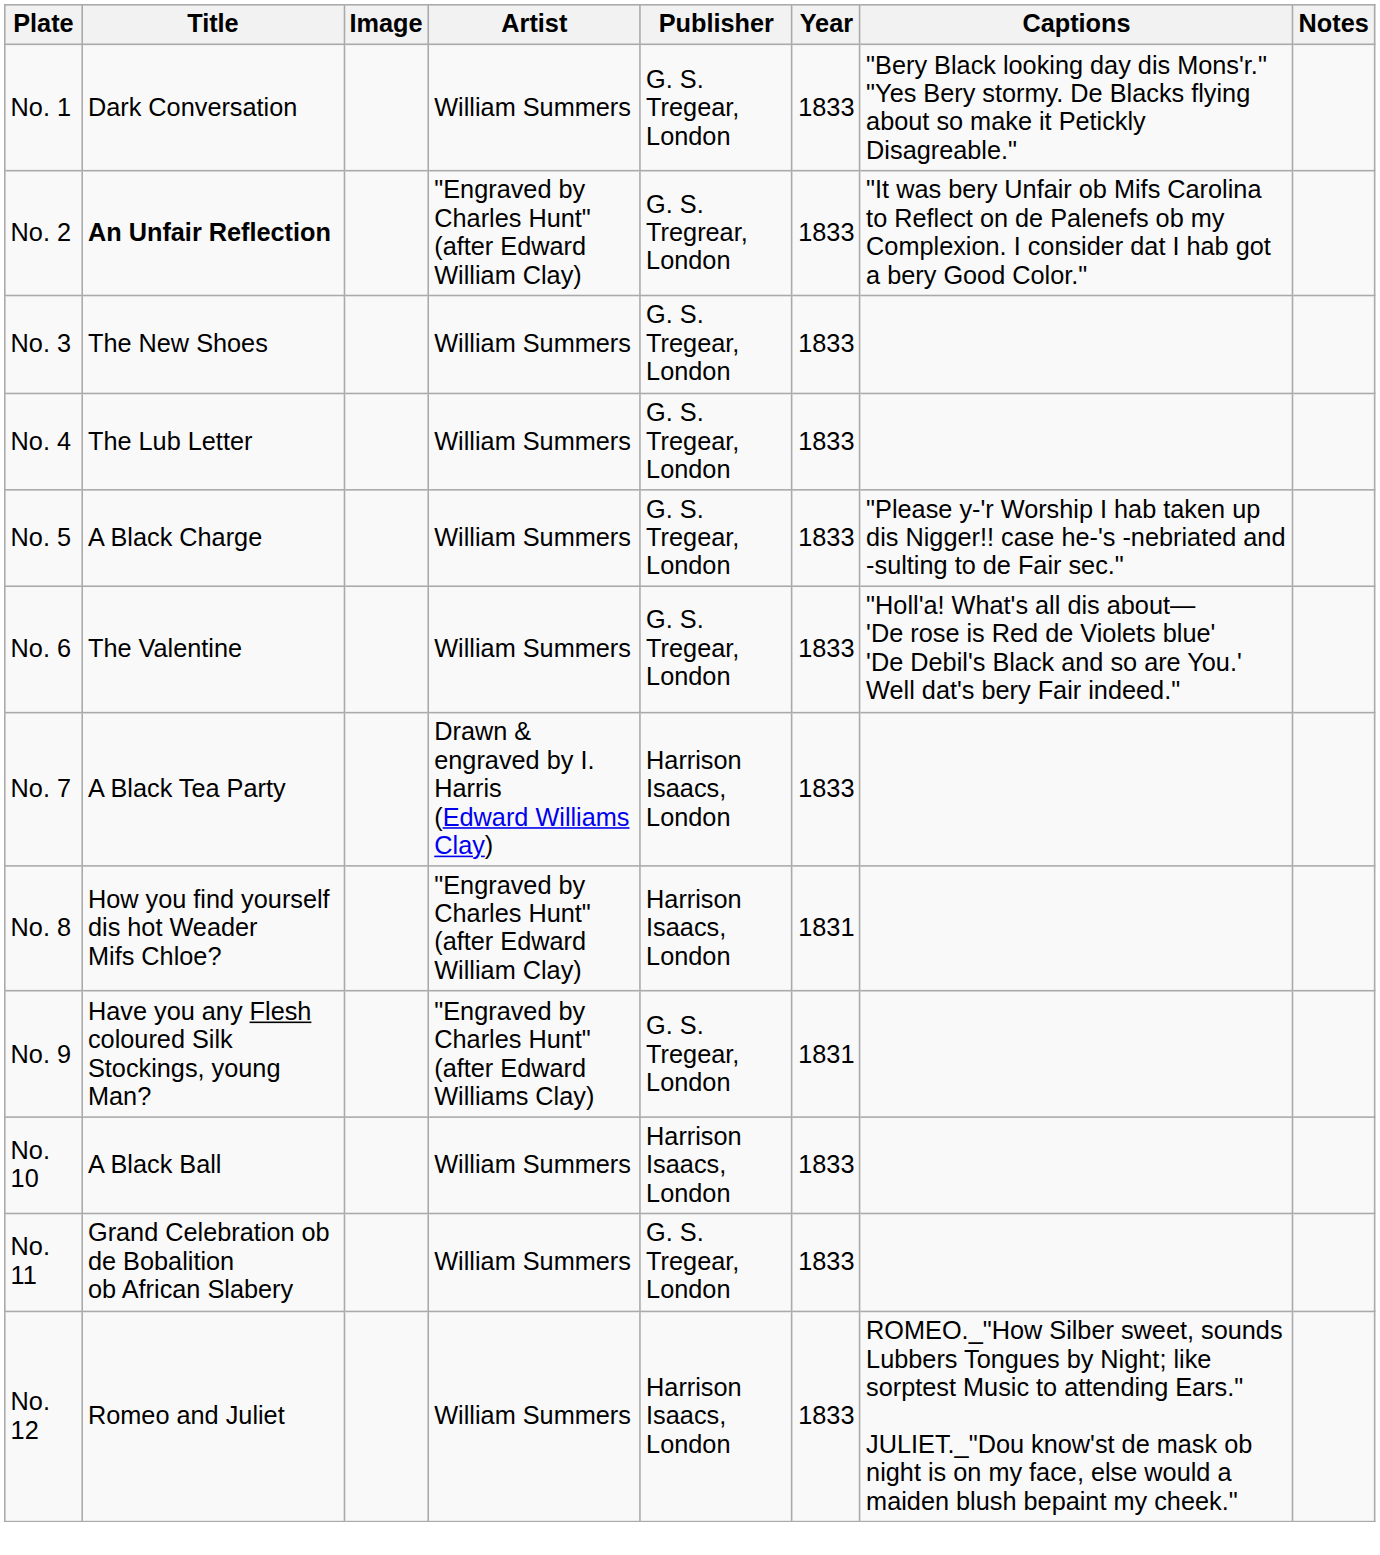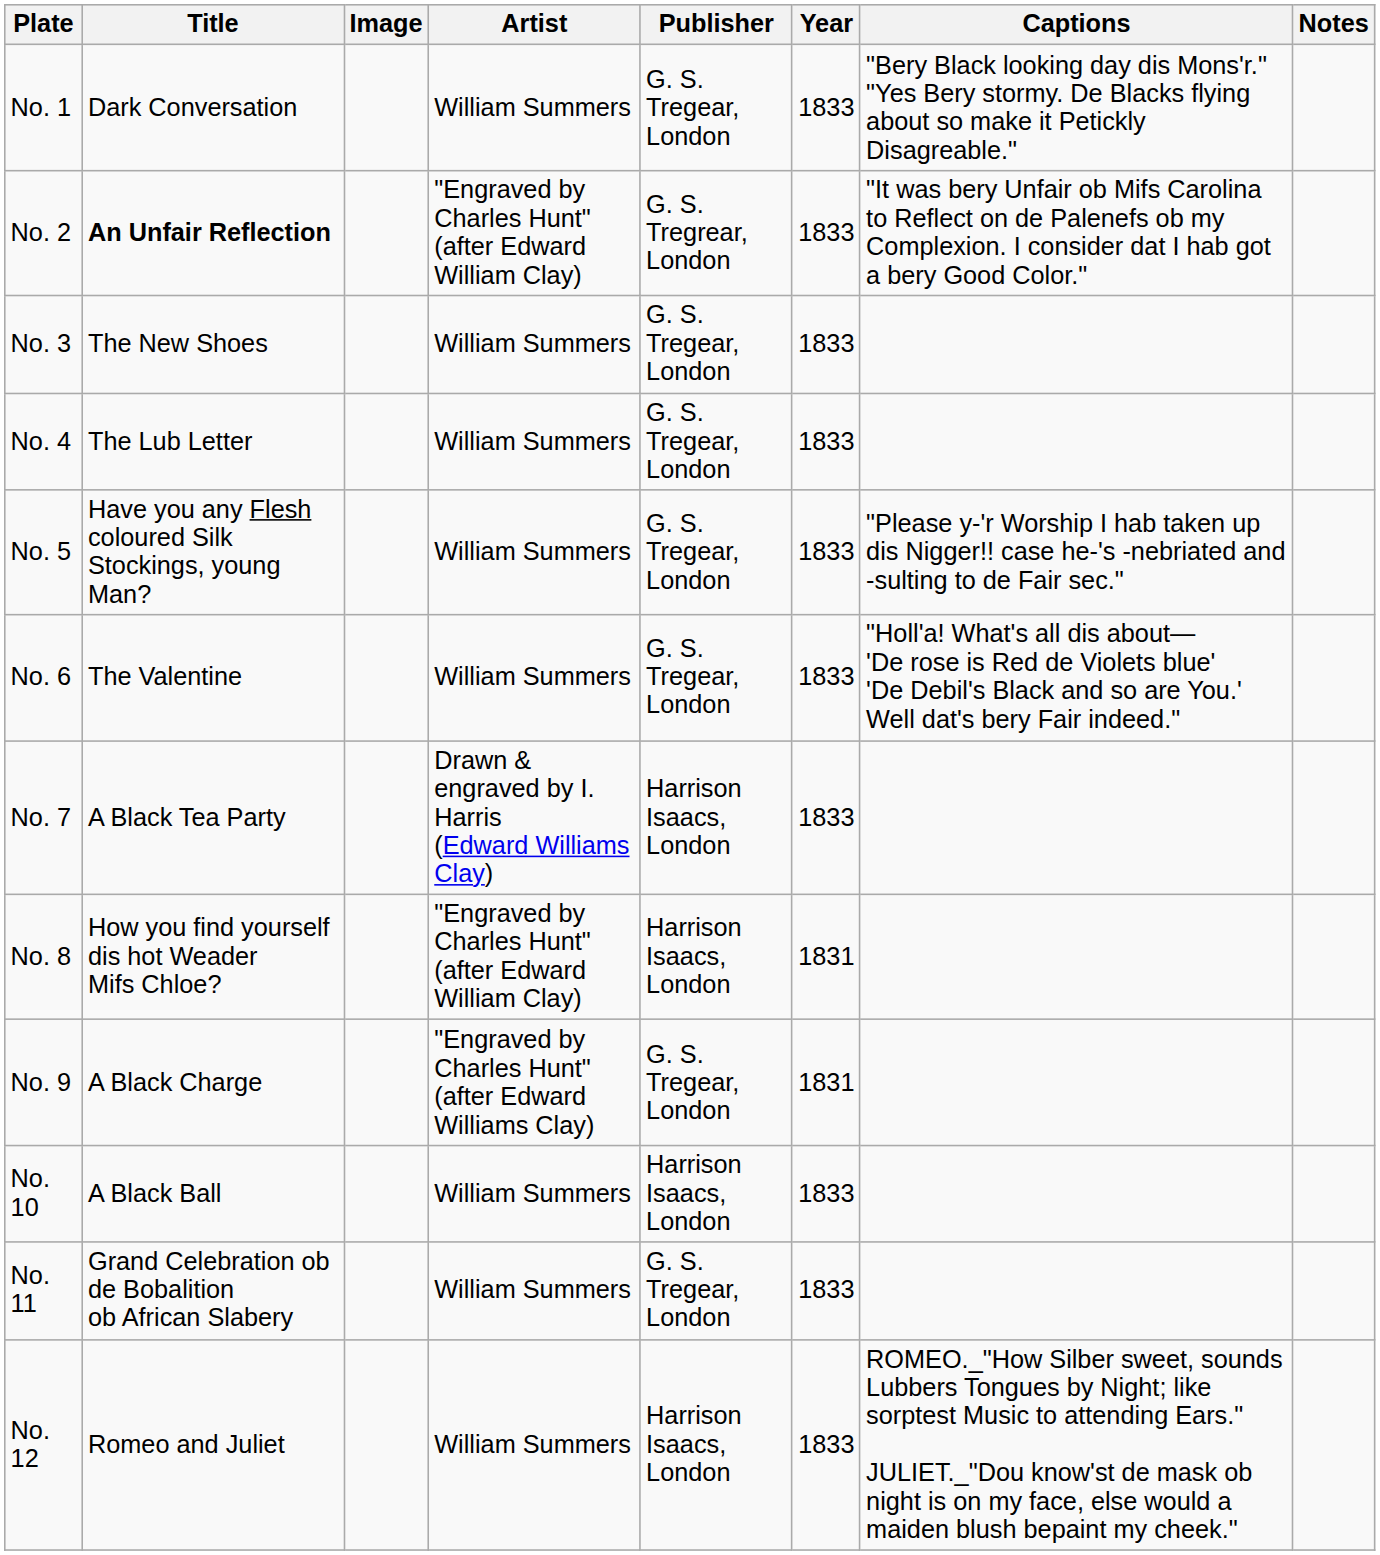(175, 537) A Black Charge -> (200, 552) Have you any Flesh coloured Silk Stockings, young Man?
(200, 1053) Have you any Flesh coloured Silk Stockings, young Man? -> (175, 1082) A Black Charge
